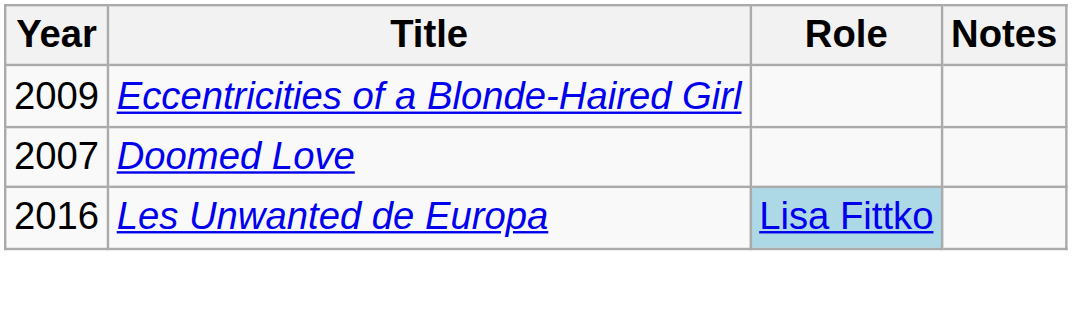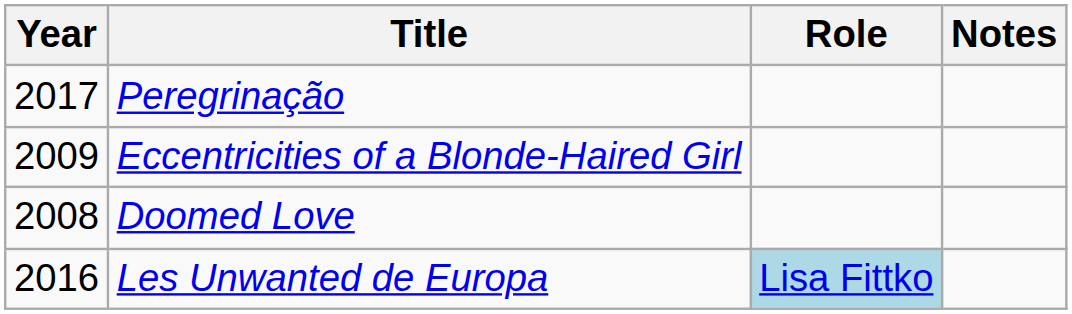+ row: (230, 95)
(57, 156) 2007 -> (57, 216) 2008
